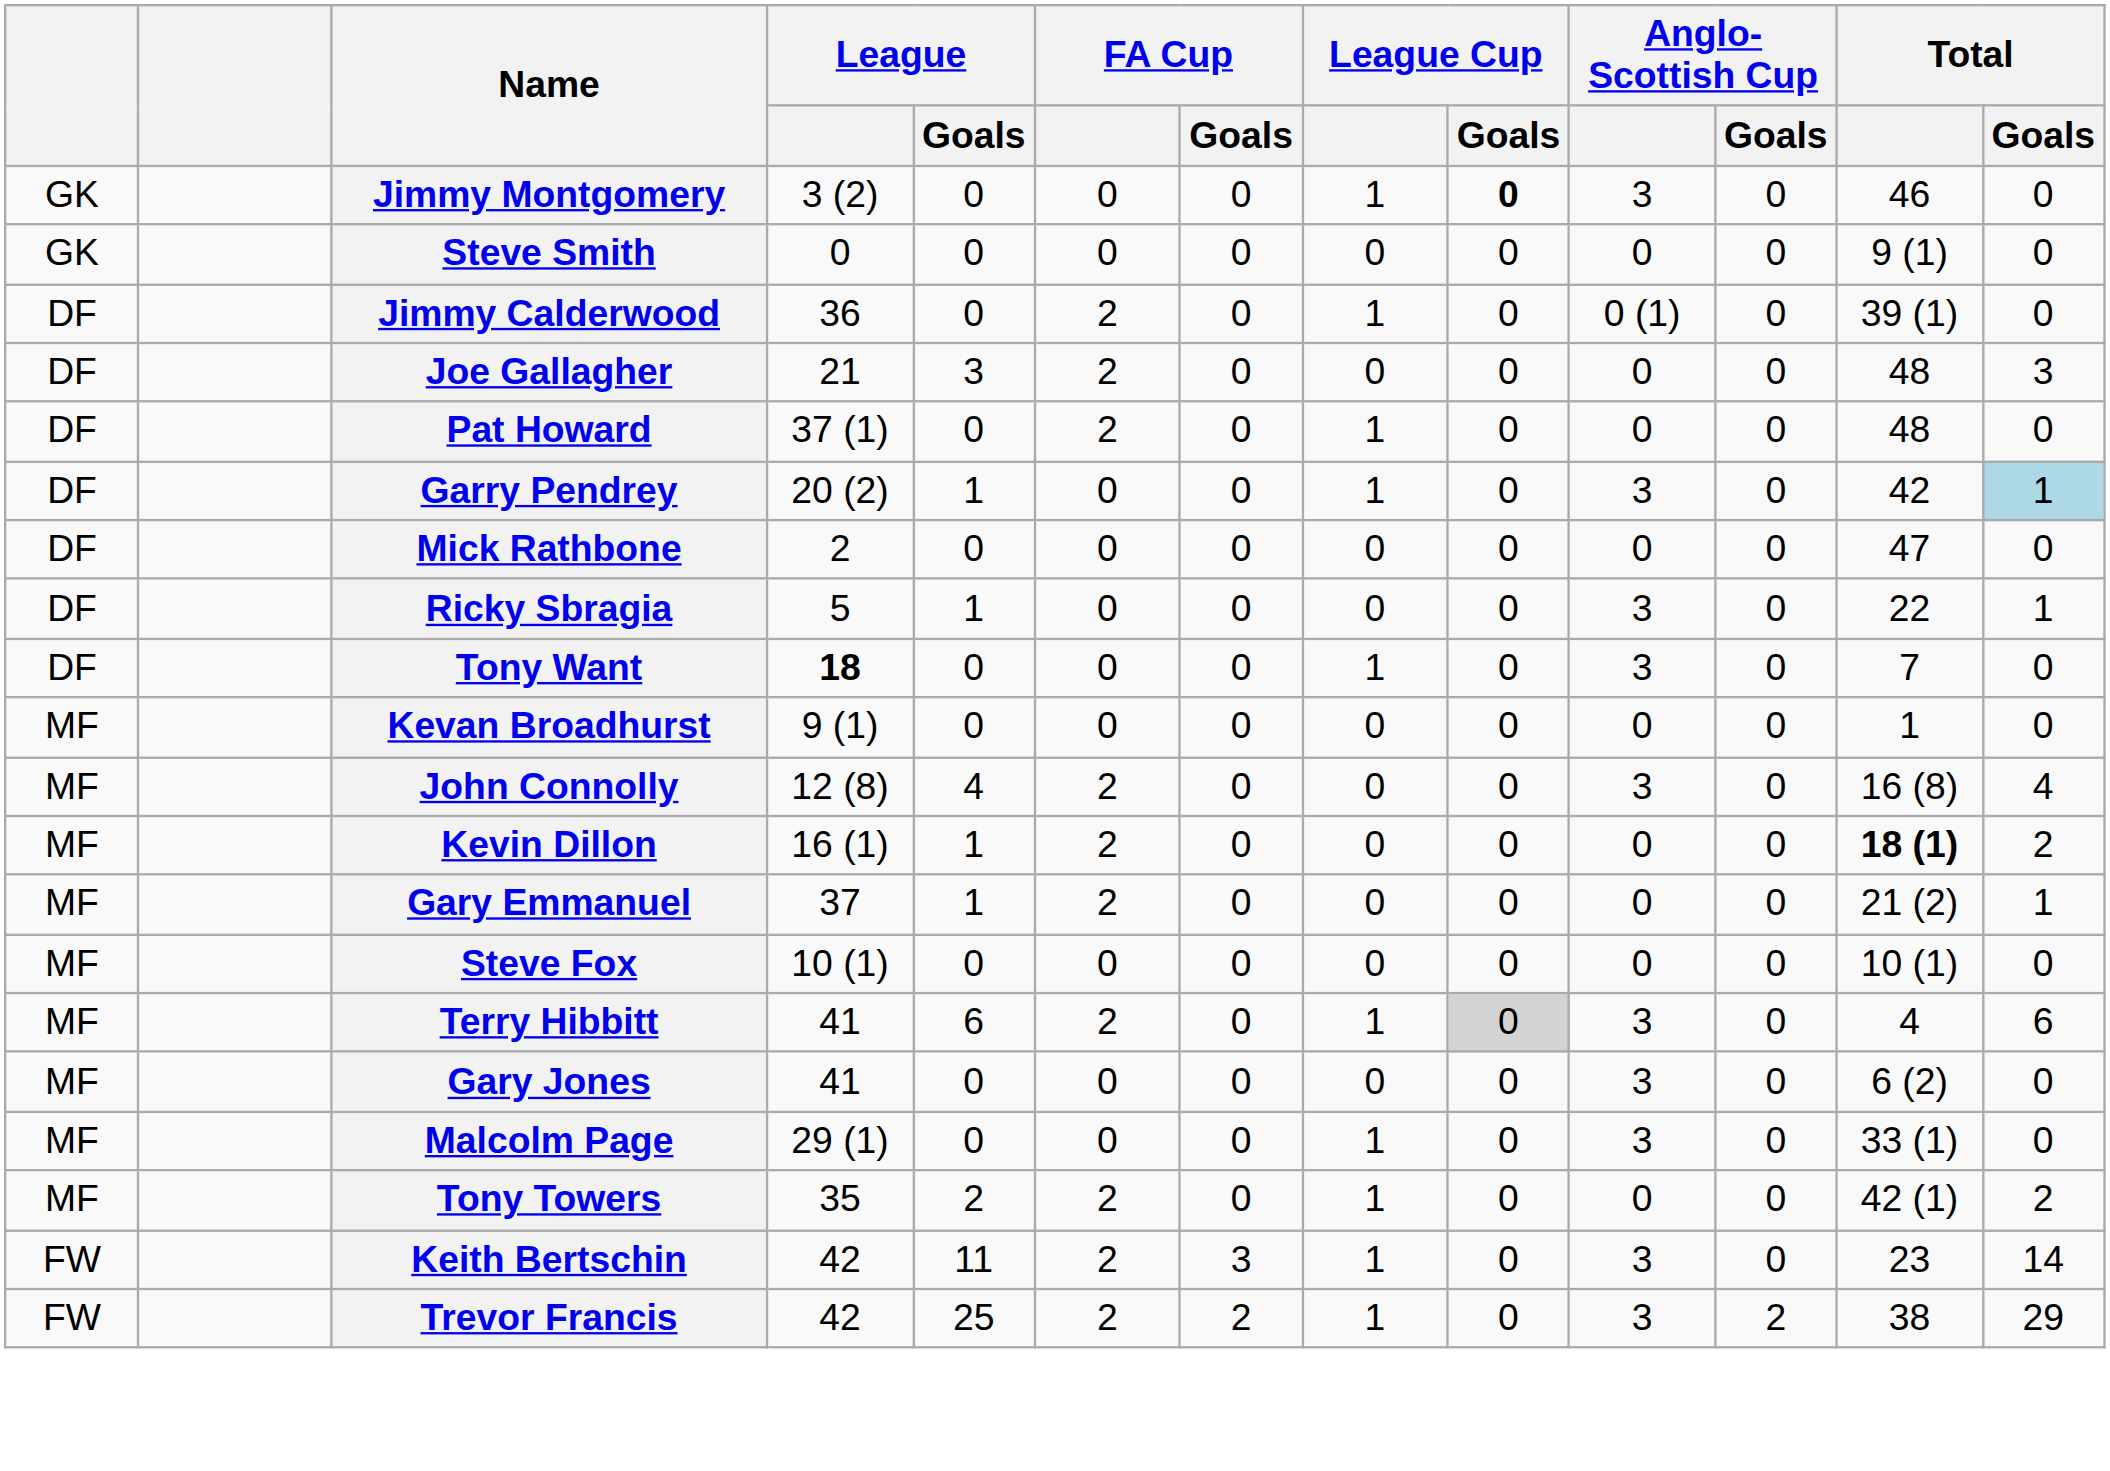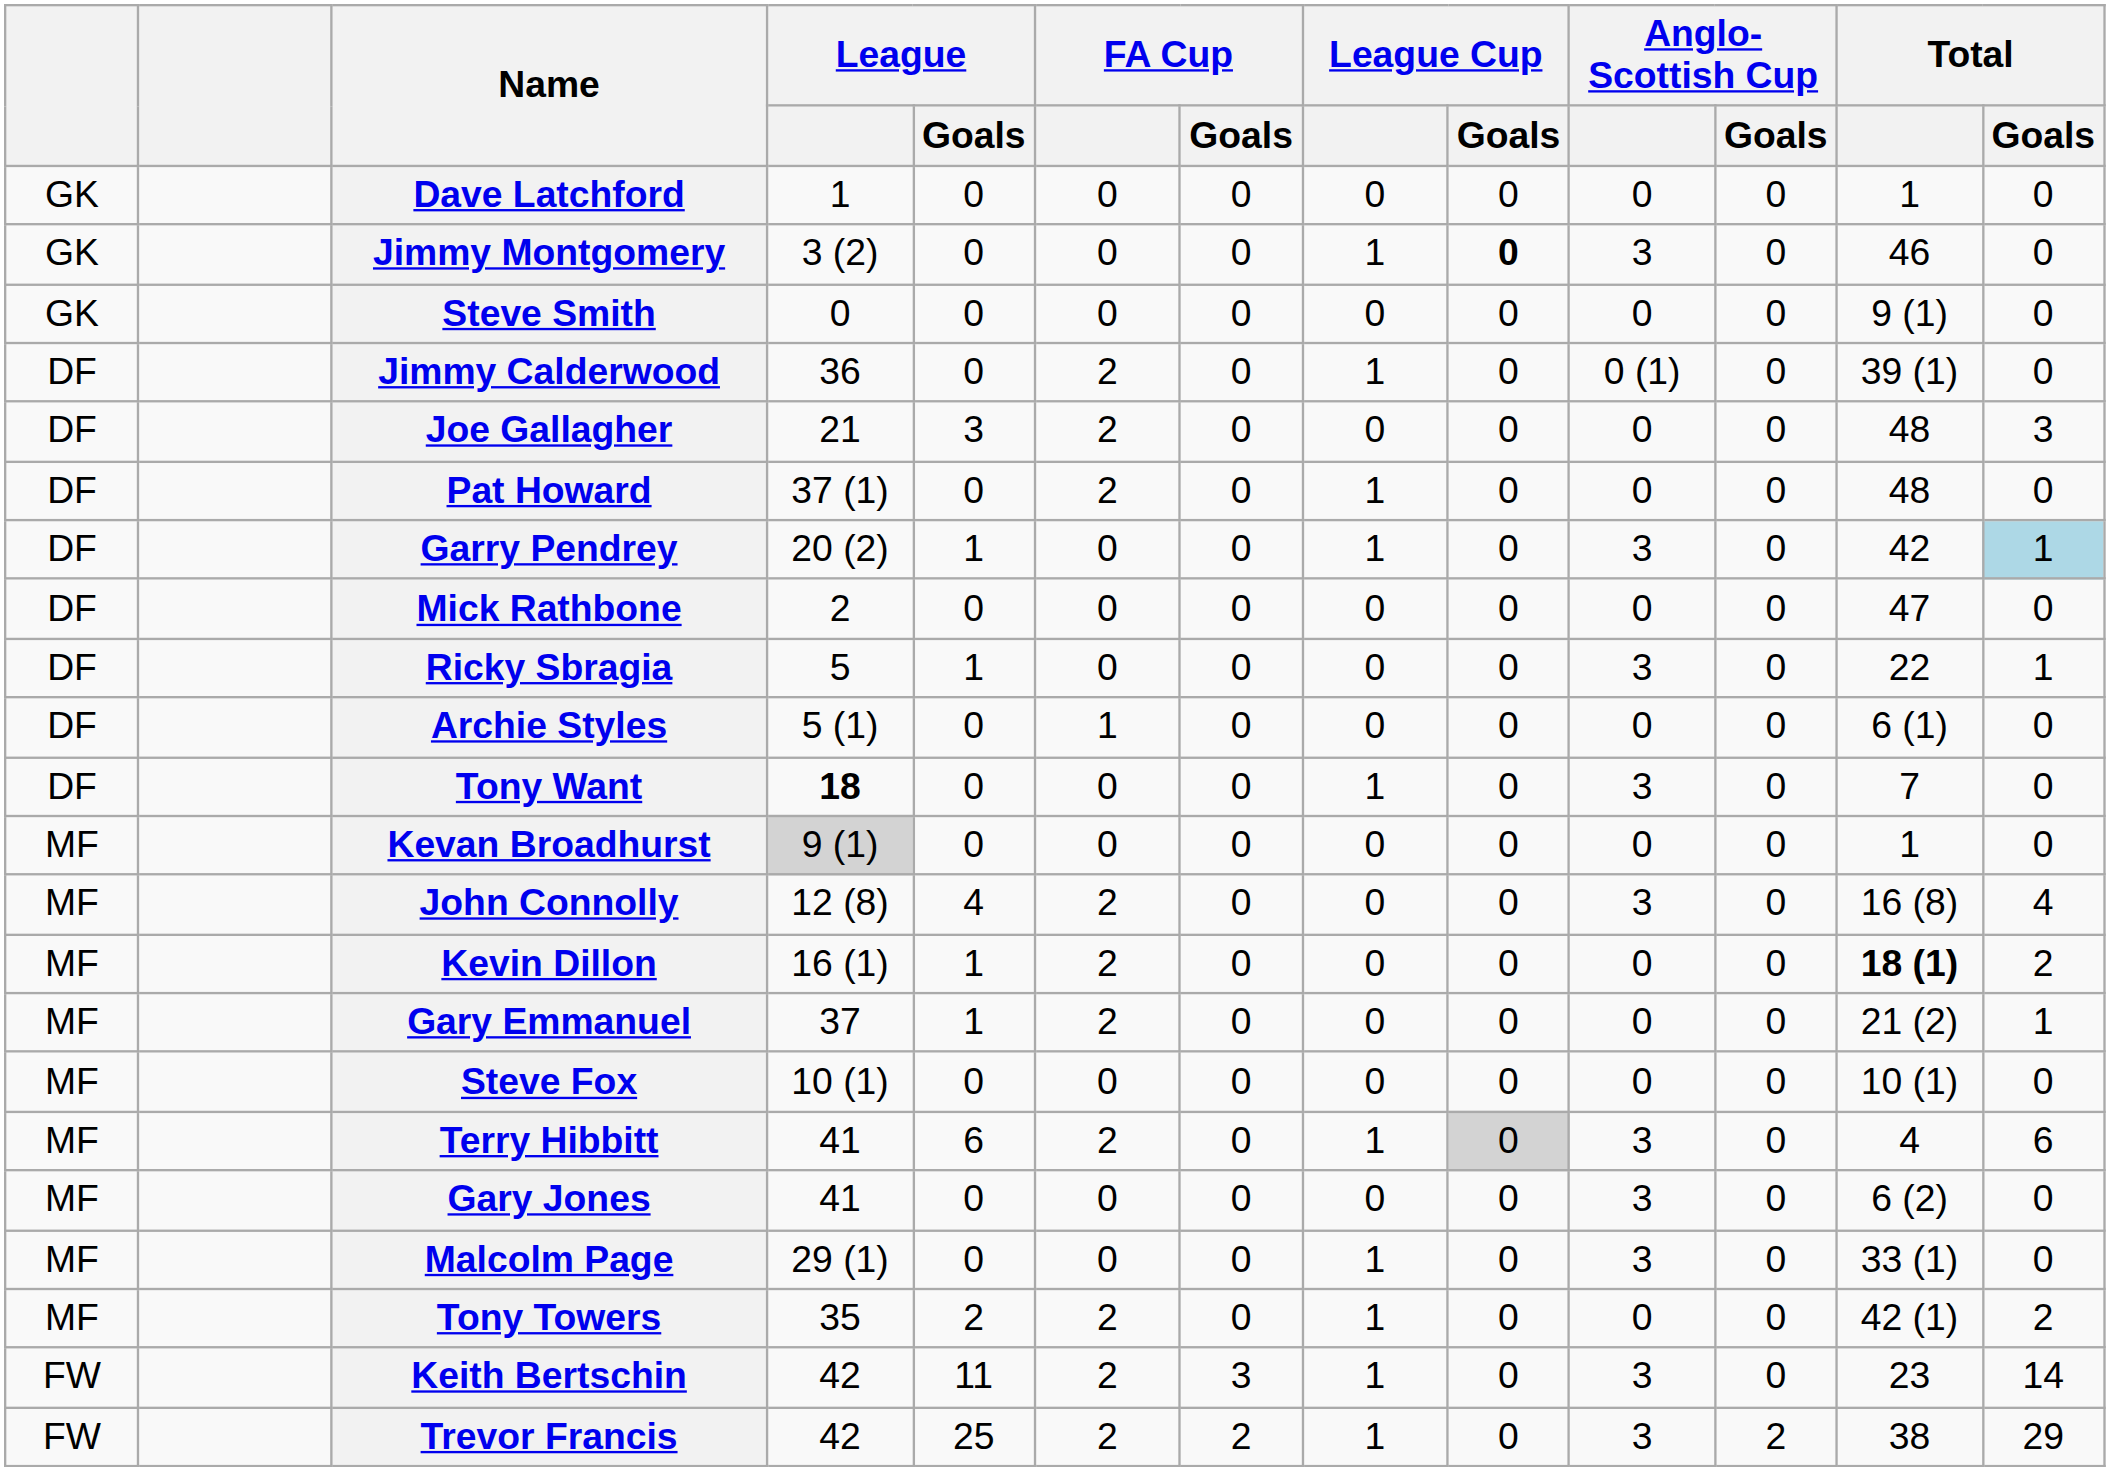+ row: (549, 194)
+ row: (549, 726)
(840, 726) no background -> (840, 844) lightgrey background
